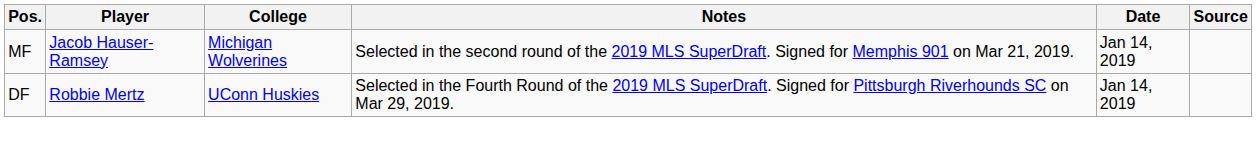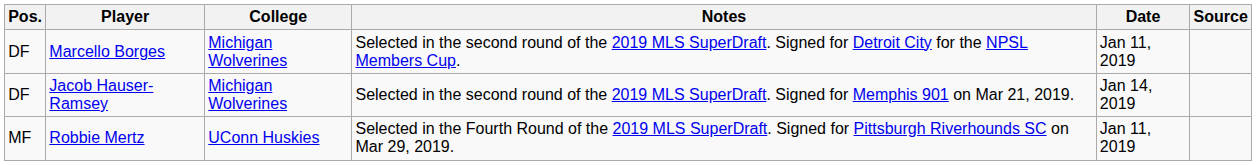+ row: (107, 51)
(20, 51) MF -> (19, 94) DF
(19, 94) DF -> (20, 138) MF
(1126, 94) Jan 14, 2019 -> (1126, 138) Jan 11, 2019
